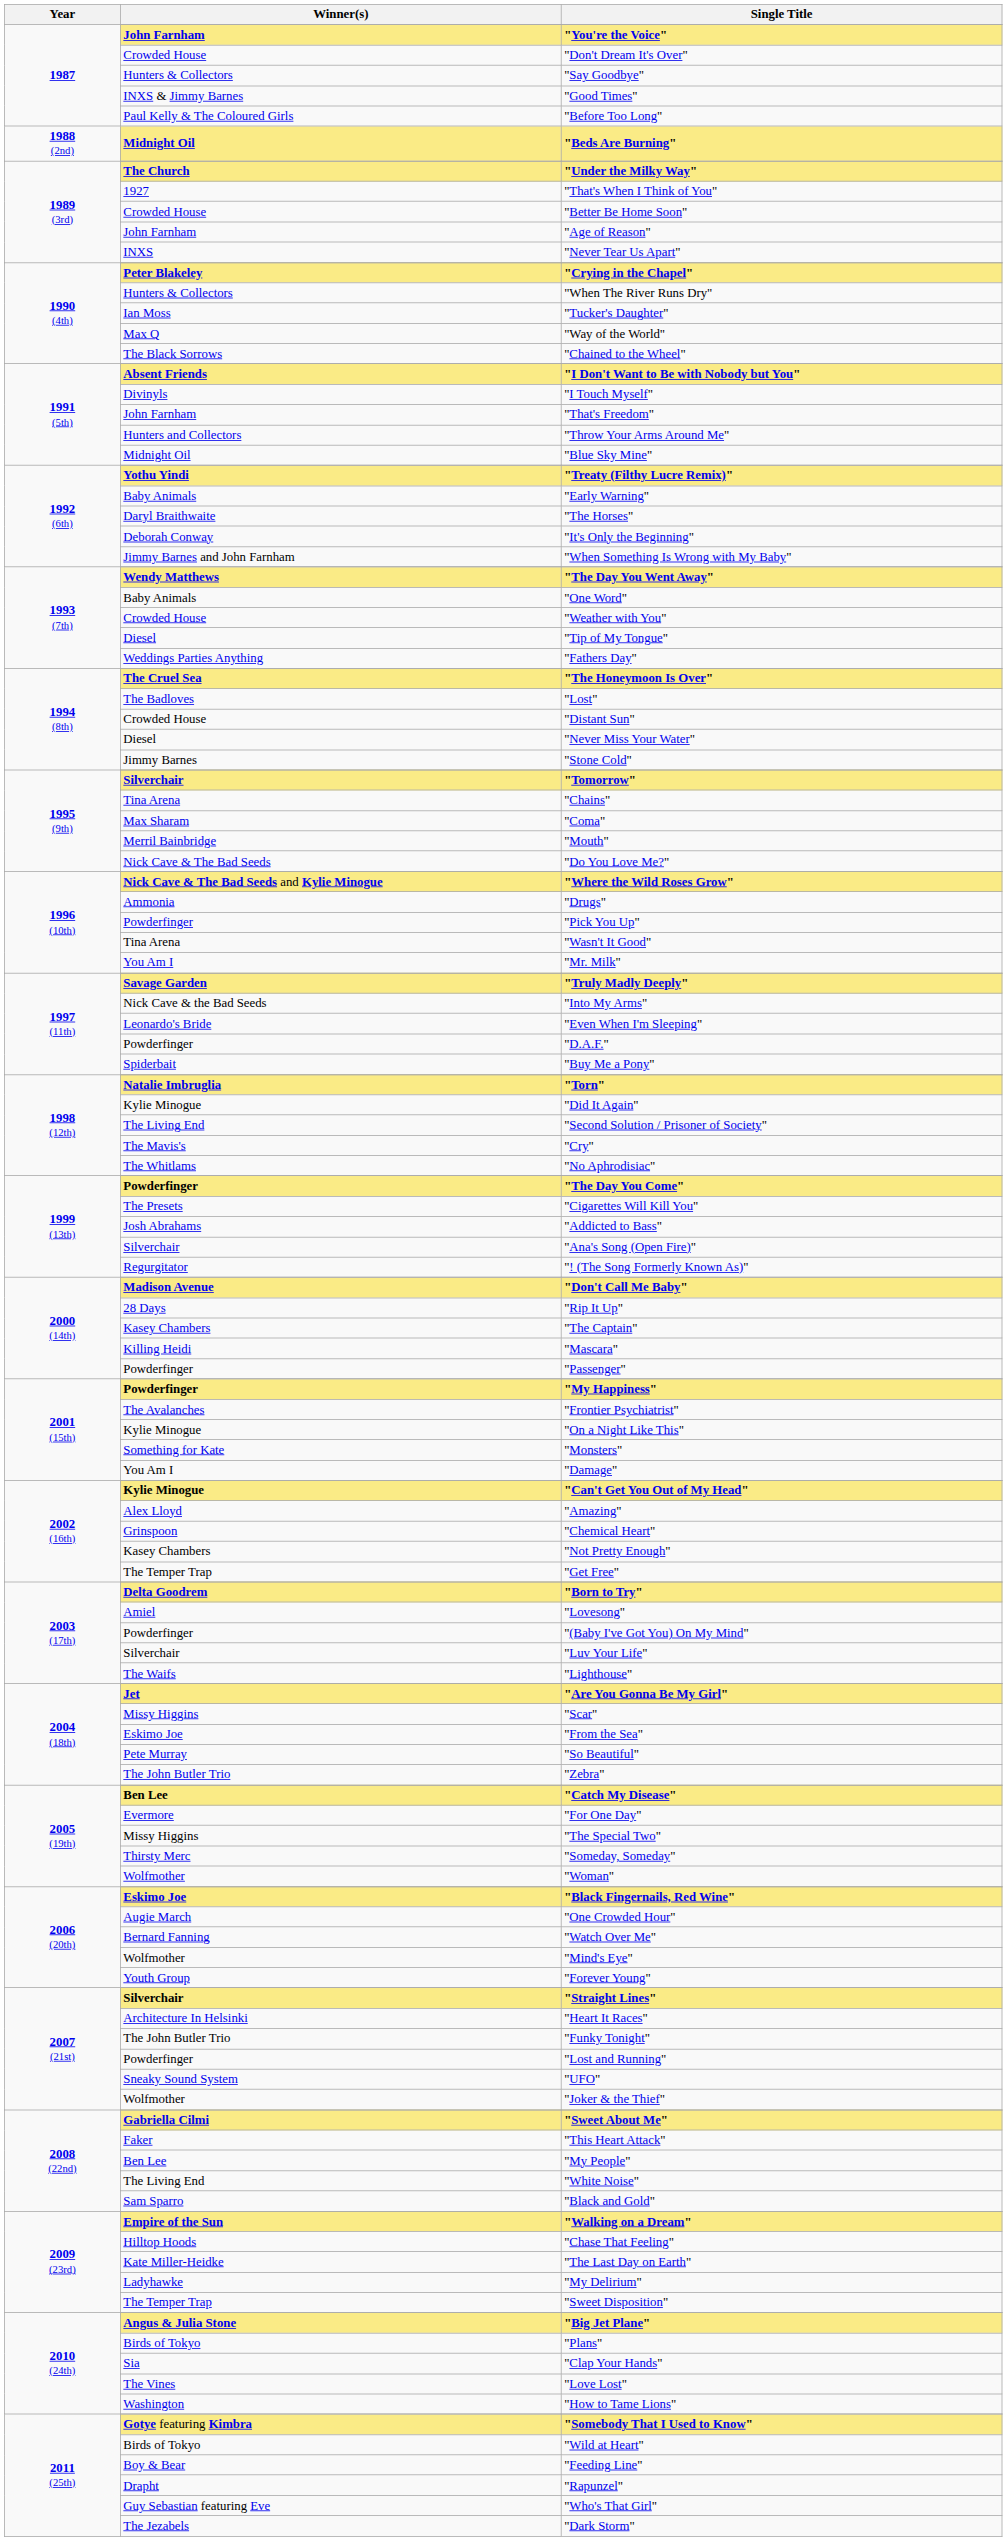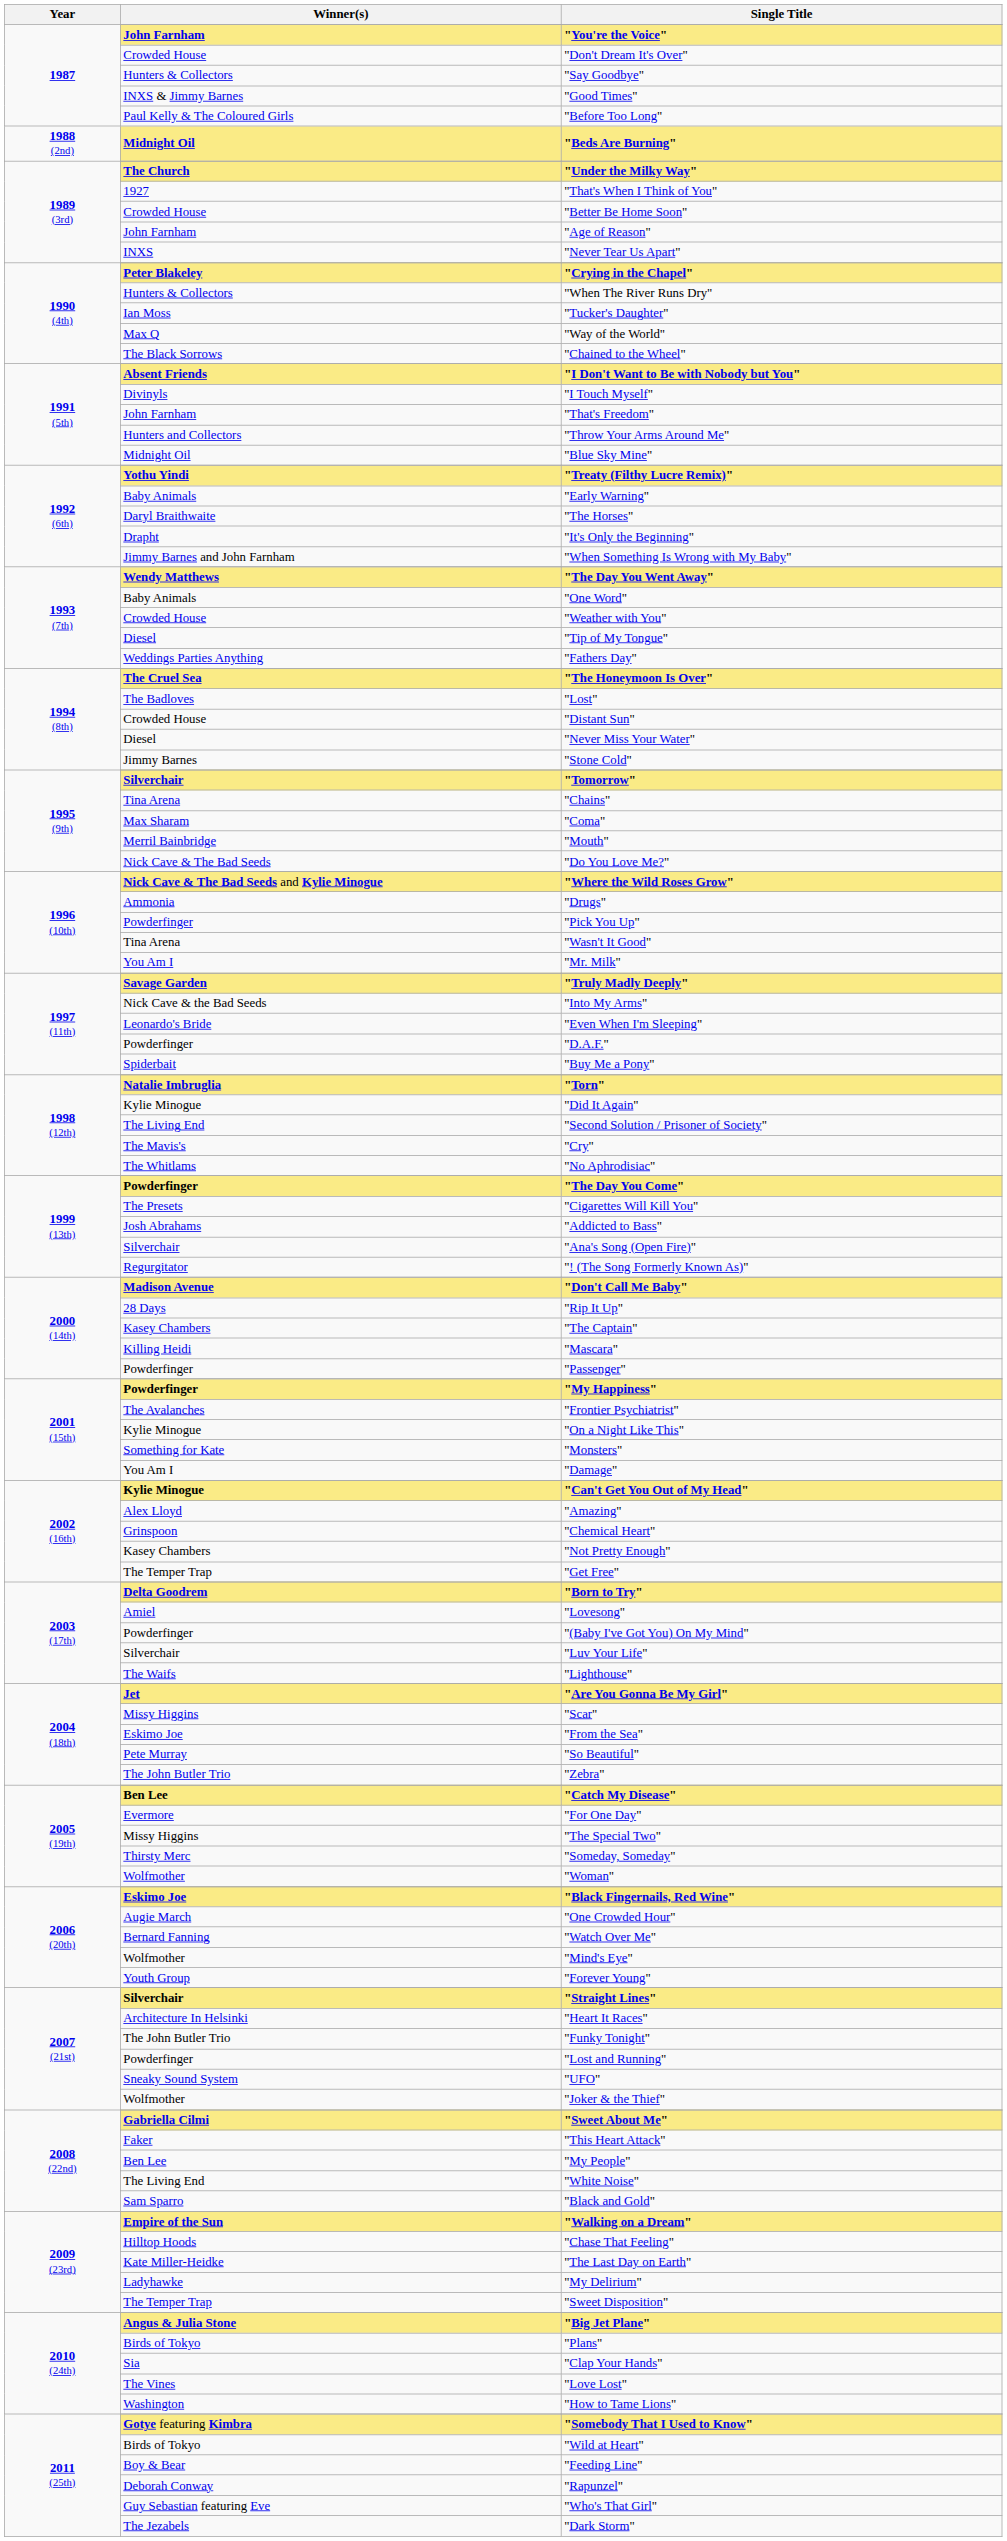(168, 536) Deborah Conway -> (141, 536) Drapht
(141, 2485) Drapht -> (168, 2485) Deborah Conway
